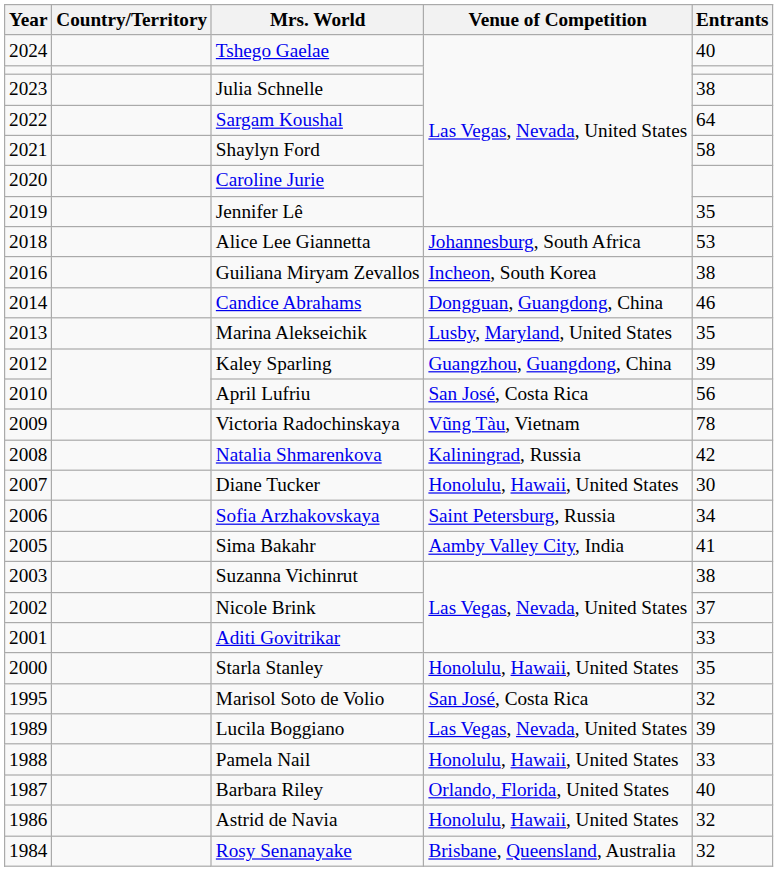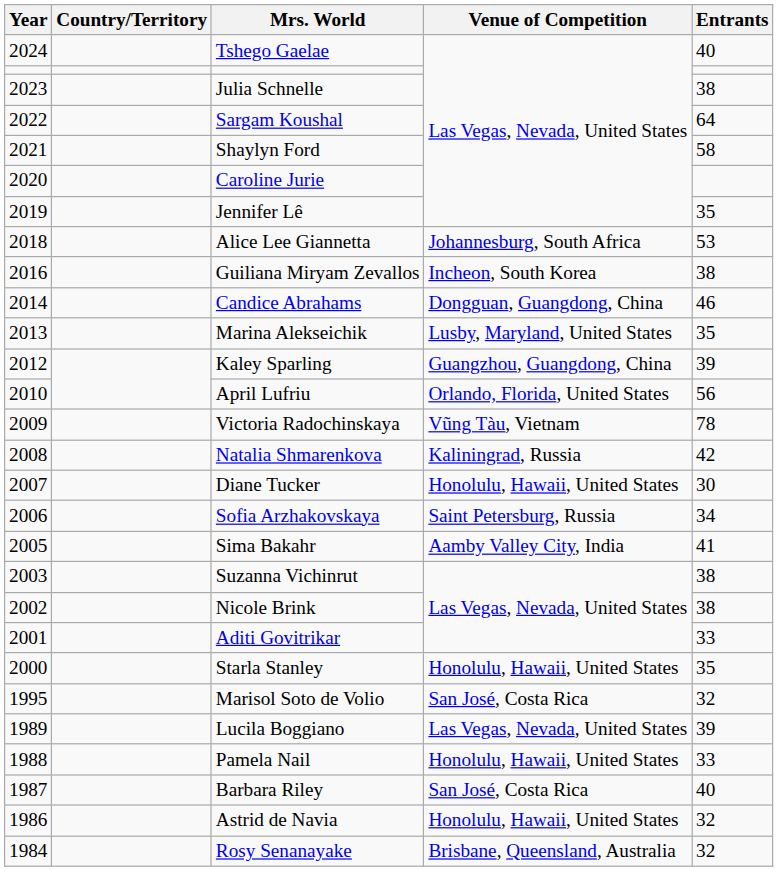(508, 393) San José, Costa Rica -> (549, 393) Orlando, Florida, United States
(706, 607) 37 -> (706, 607) 38
(549, 789) Orlando, Florida, United States -> (508, 789) San José, Costa Rica
